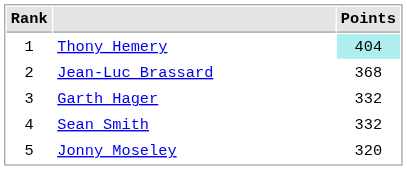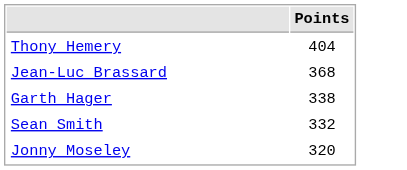- column: (29, 19)
(368, 46) paleturquoise background -> (322, 46) no background
(368, 99) 332 -> (322, 99) 338
